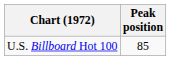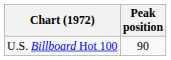(143, 45) 85 -> (143, 45) 90
